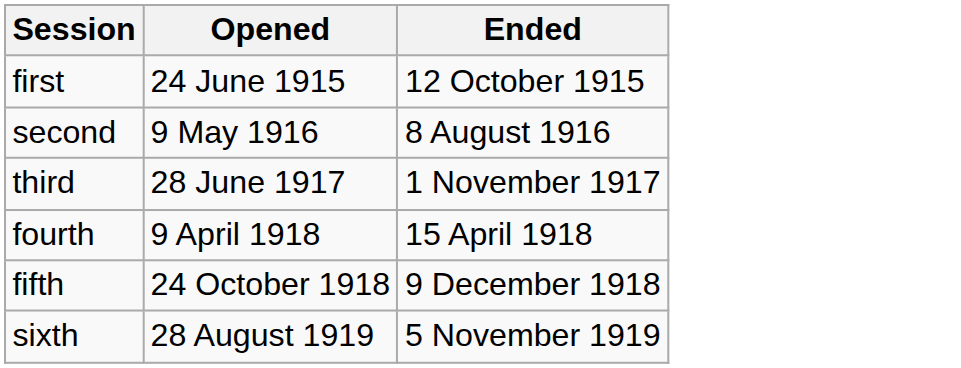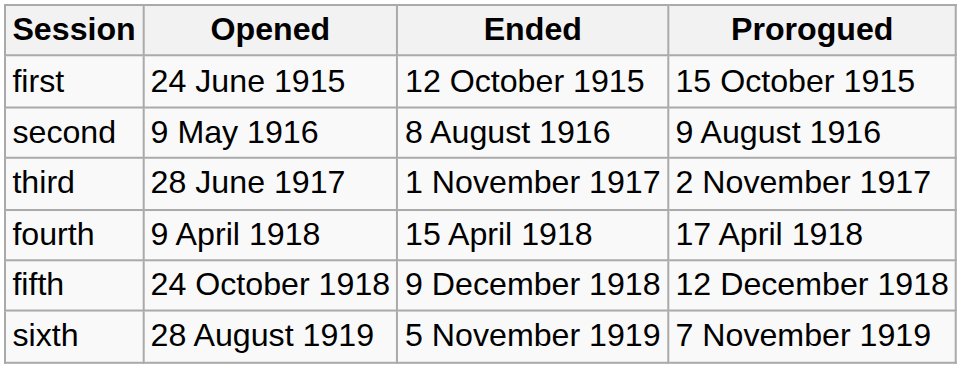+ column: (812, 30)
